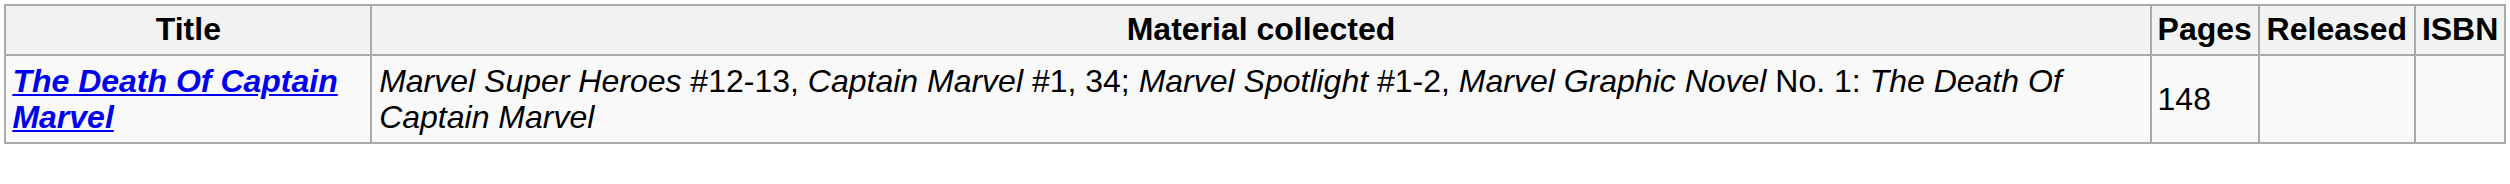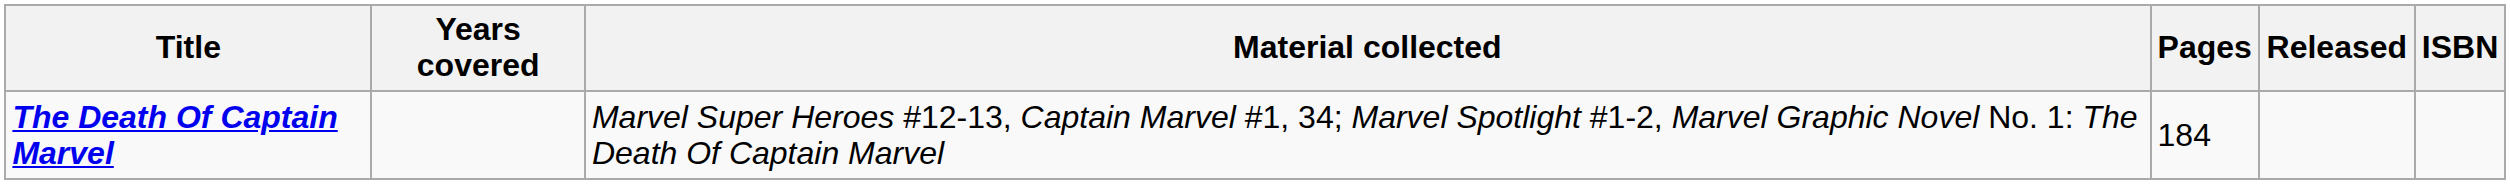+ column: (478, 47)
(2184, 98) 148 -> (2184, 134) 184
